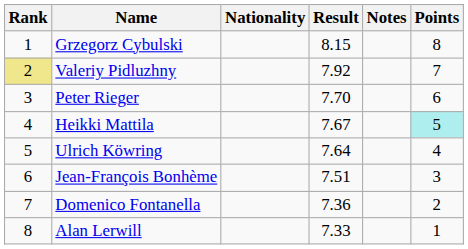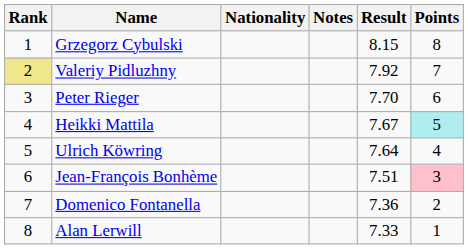columns swapped: (336, 17) <-> (387, 17)
(437, 177) no background -> (437, 177) pink background
